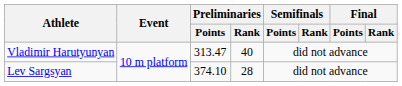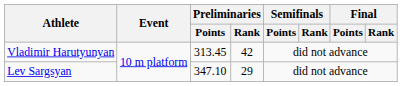(210, 52) 313.47 -> (210, 52) 313.45
(247, 52) 40 -> (247, 52) 42
(210, 72) 374.10 -> (210, 72) 347.10
(247, 72) 28 -> (247, 72) 29
